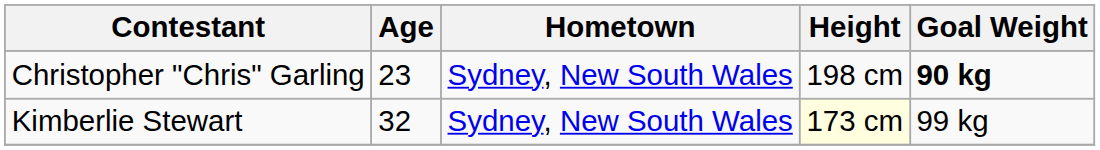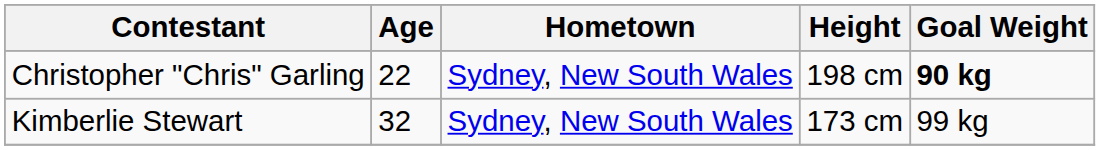(395, 74) 23 -> (395, 74) 22
(855, 121) lightyellow background -> (855, 121) no background
